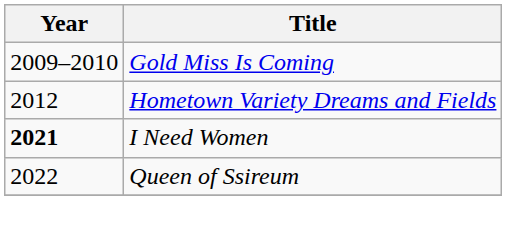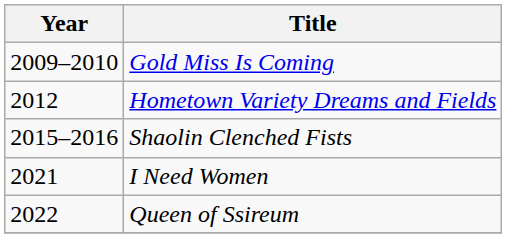+ row: (241, 137)
(34, 137) bold -> (34, 175) normal
